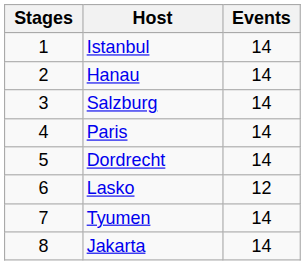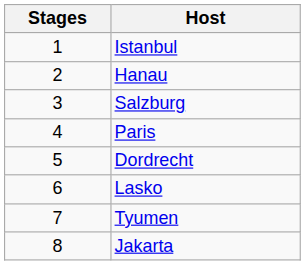- column: (261, 18)
